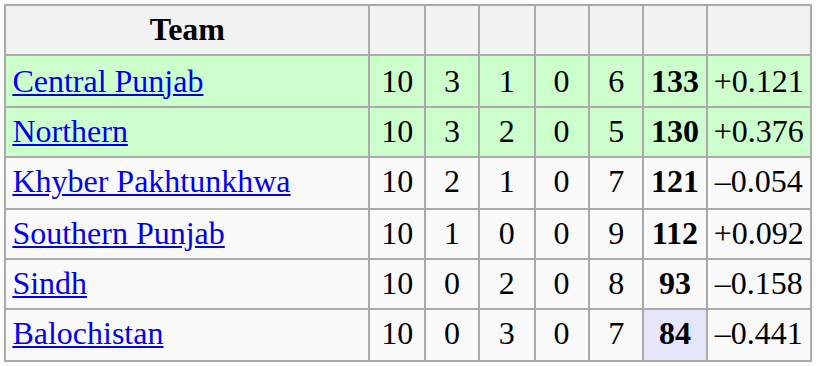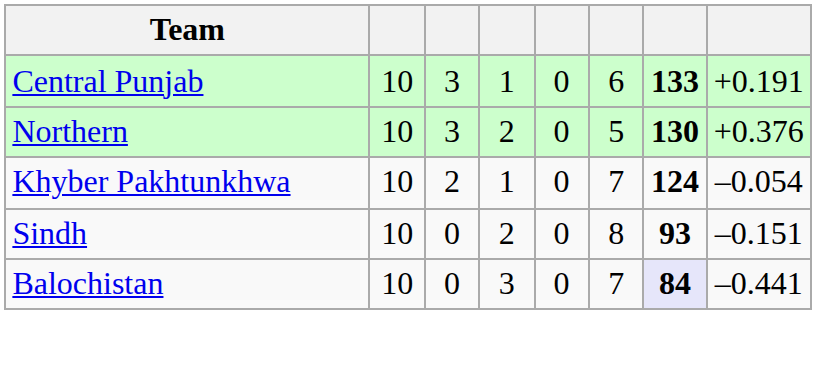(759, 80) +0.121 -> (759, 80) +0.191
(675, 182) 121 -> (675, 182) 124
- row: (119, 232)
(759, 283) –0.158 -> (759, 232) –0.151
